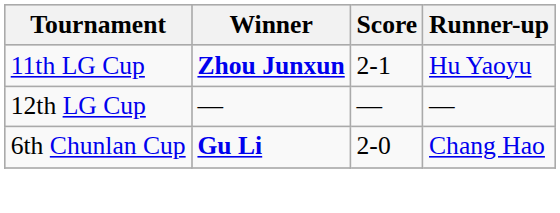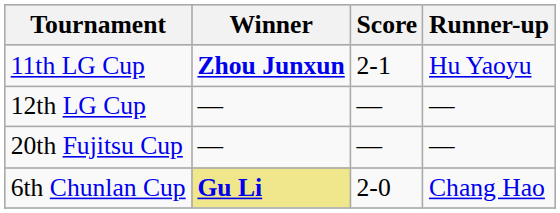+ row: (97, 146)
(230, 146) no background -> (230, 187) khaki background
